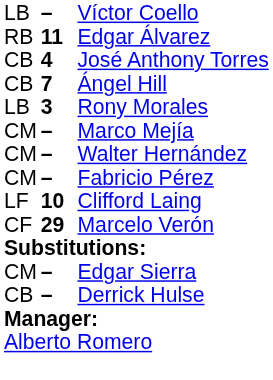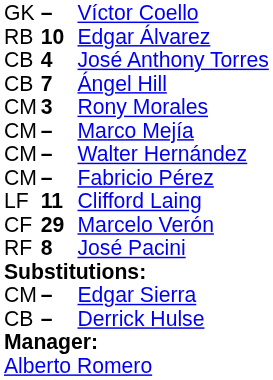(17, 13) LB -> (19, 13) GK
(52, 36) 11 -> (53, 36) 10
(17, 107) LB -> (20, 107) CM
(53, 201) 10 -> (52, 201) 11
+ row: (132, 248)
